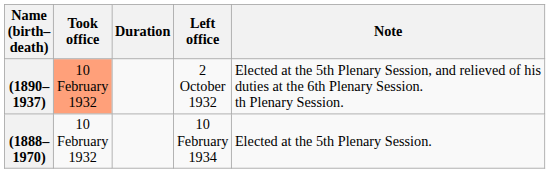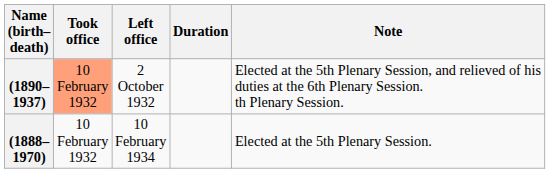columns swapped: (203, 31) <-> (143, 31)
